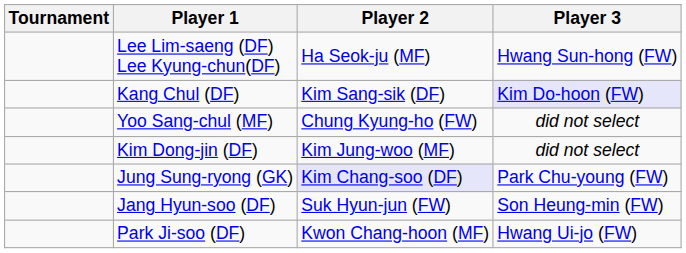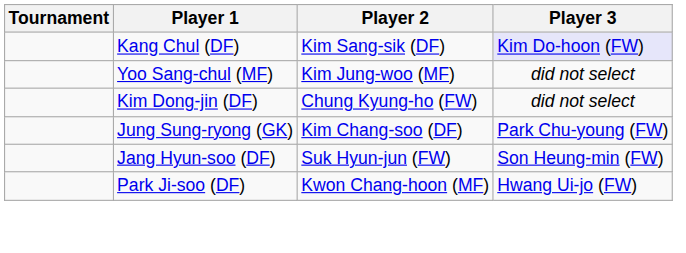- row: (199, 56)
(389, 121) Chung Kyung-ho (FW) -> (378, 74) Kim Jung-woo (MF)
(378, 149) Kim Jung-woo (MF) -> (389, 102) Chung Kyung-ho (FW)
(382, 177) lavender background -> (382, 130) no background
